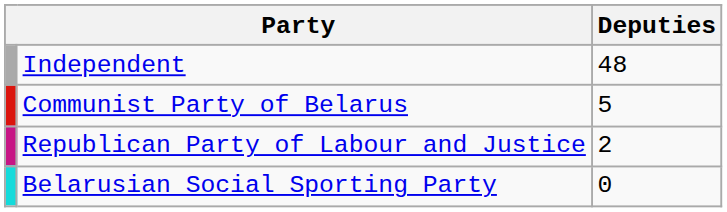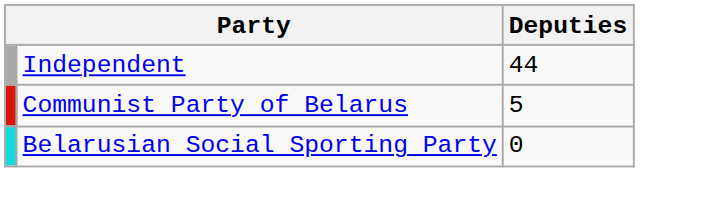(612, 65) 48 -> (523, 65) 44
- row: (304, 146)
